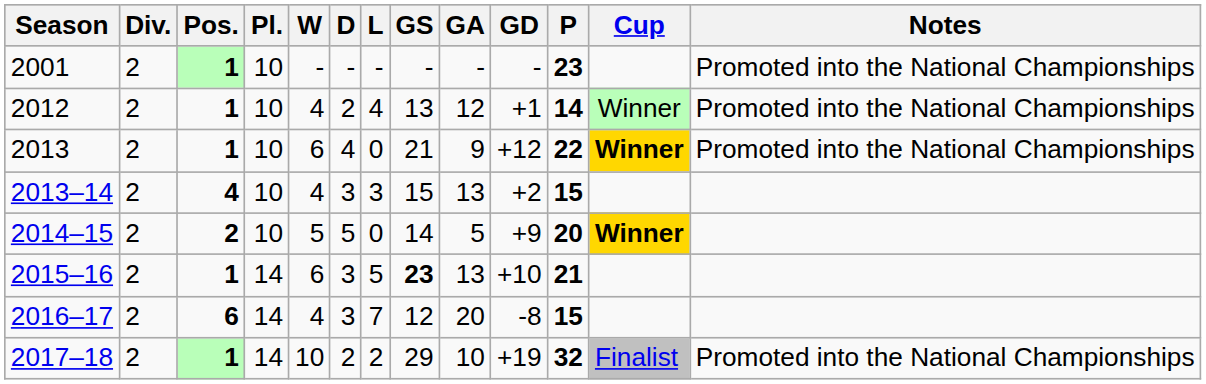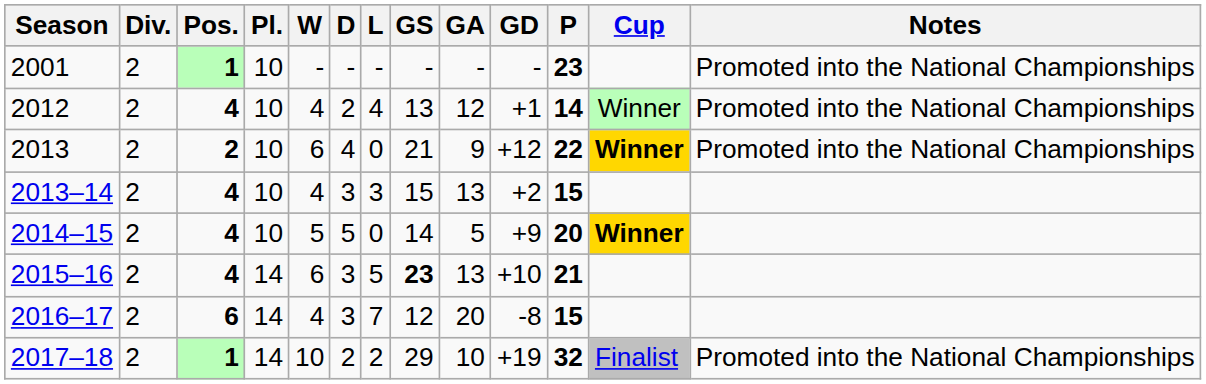(232, 108) 1 -> (232, 108) 4
(232, 150) 1 -> (232, 150) 2
(232, 233) 2 -> (232, 233) 4
(232, 274) 1 -> (232, 274) 4
